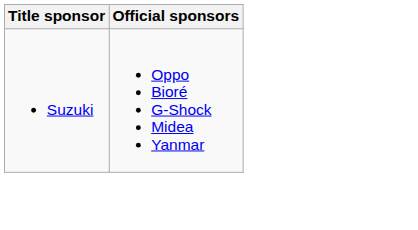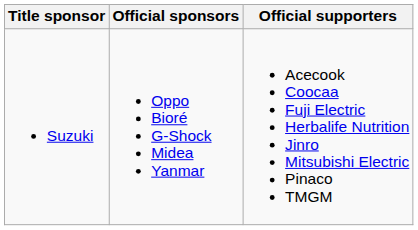+ column: (328, 16)
